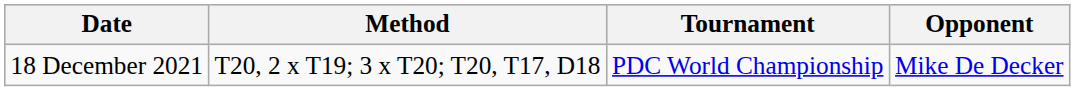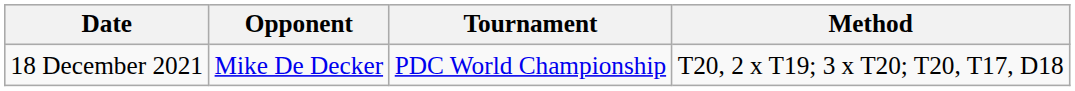columns swapped: (979, 24) <-> (407, 24)
